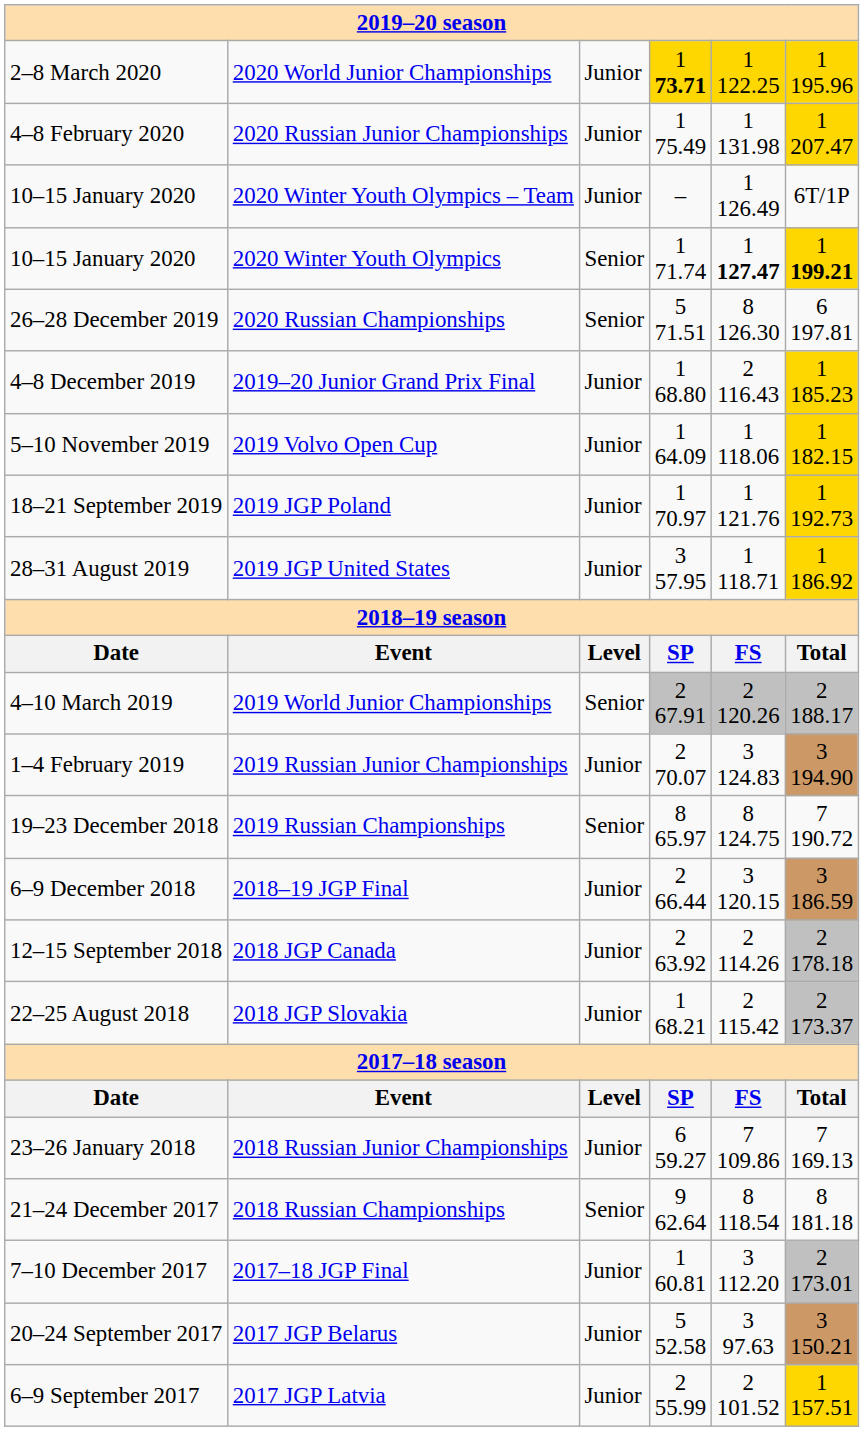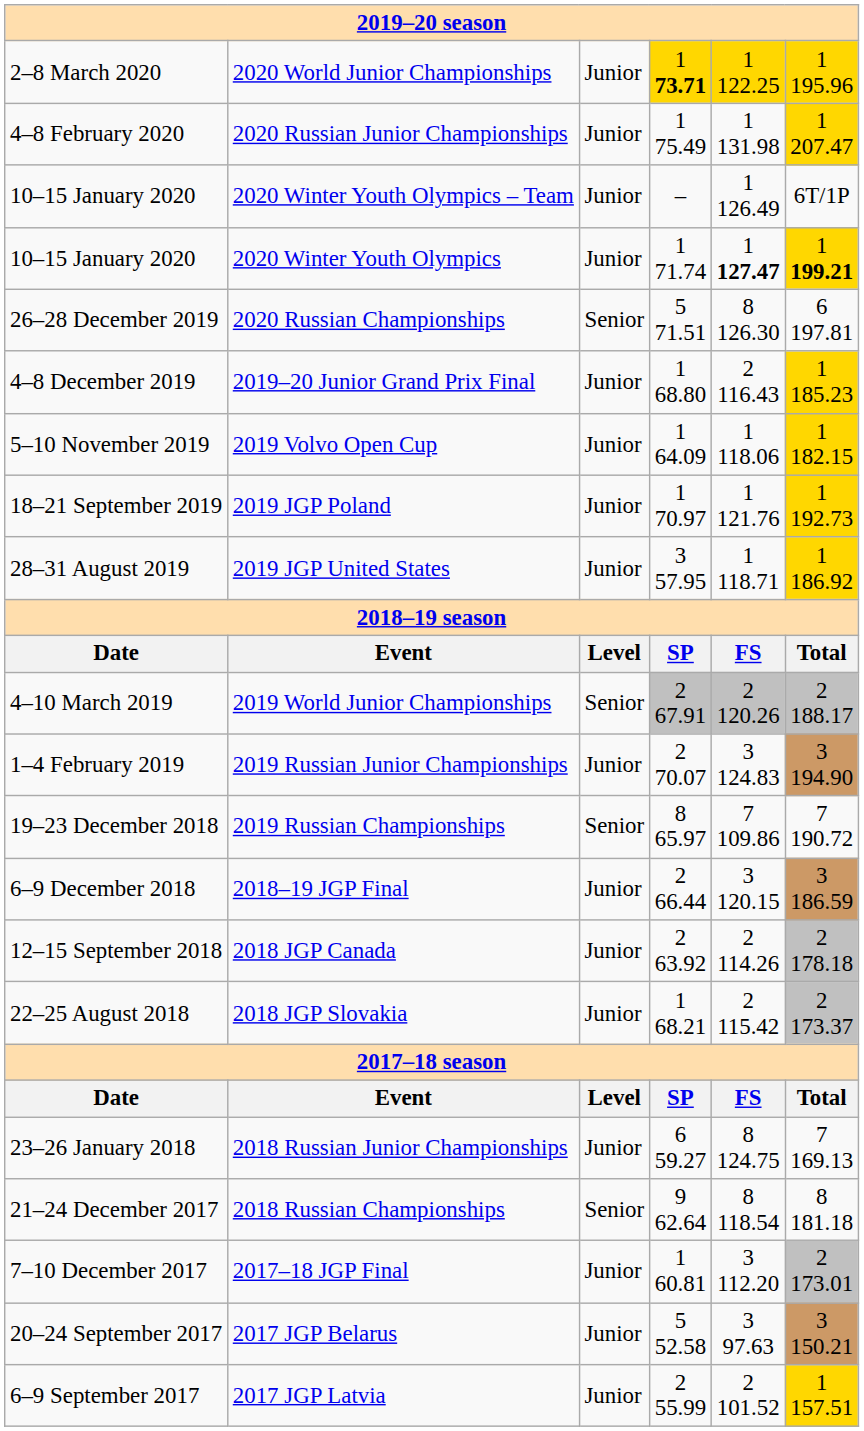(614, 257) Senior -> (613, 257) Junior
(748, 826) 8 124.75 -> (748, 826) 7 109.86
(748, 1147) 7 109.86 -> (748, 1147) 8 124.75
